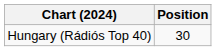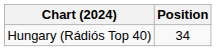(183, 35) 30 -> (183, 35) 34
